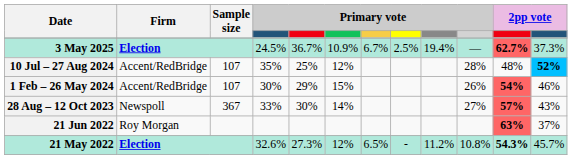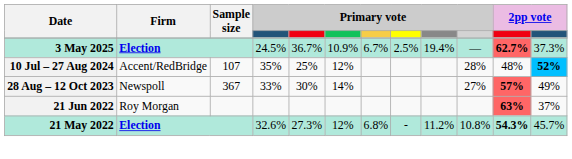- row: (62, 86)
(549, 106) 43% -> (549, 86) 49%
(376, 145) 6.5% -> (376, 125) 6.8%
